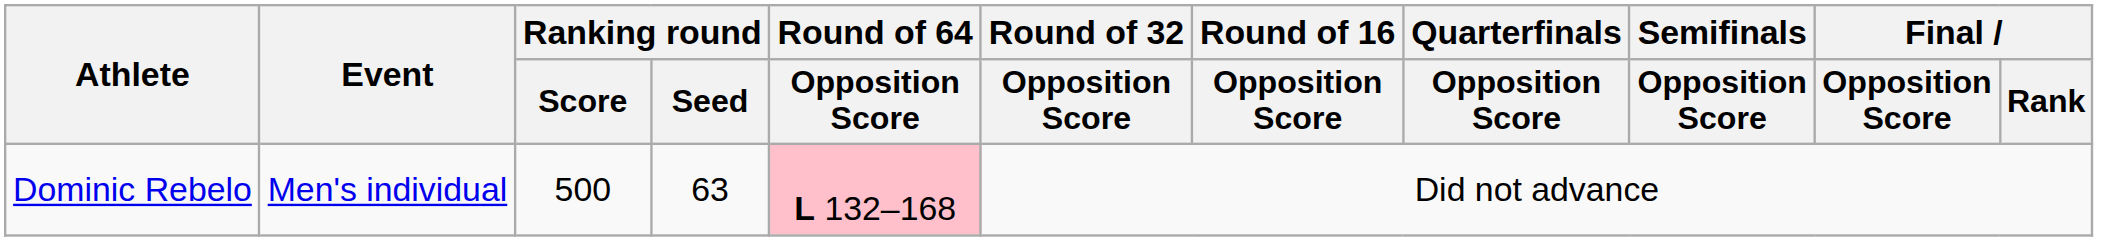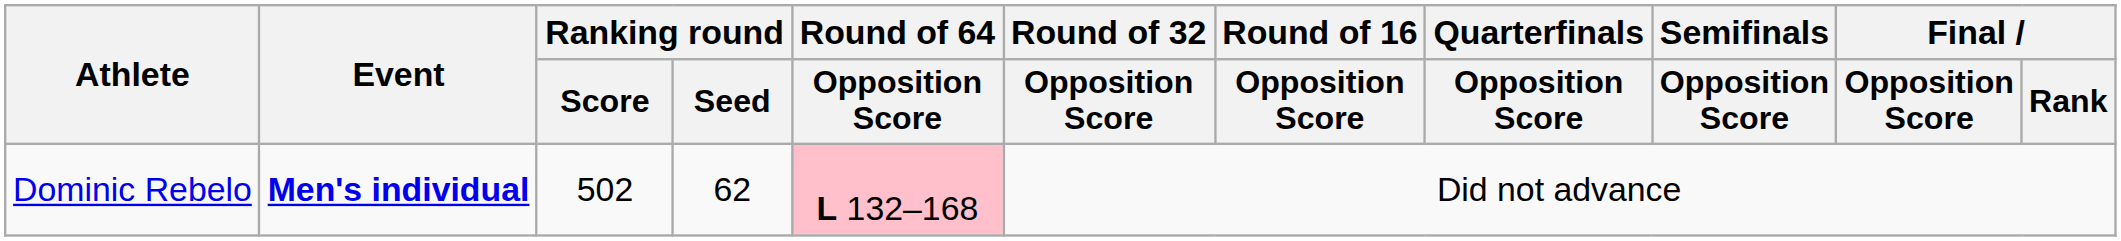(387, 190) normal -> (399, 190) bold
(583, 190) 500 -> (605, 190) 502
(710, 190) 63 -> (732, 190) 62
